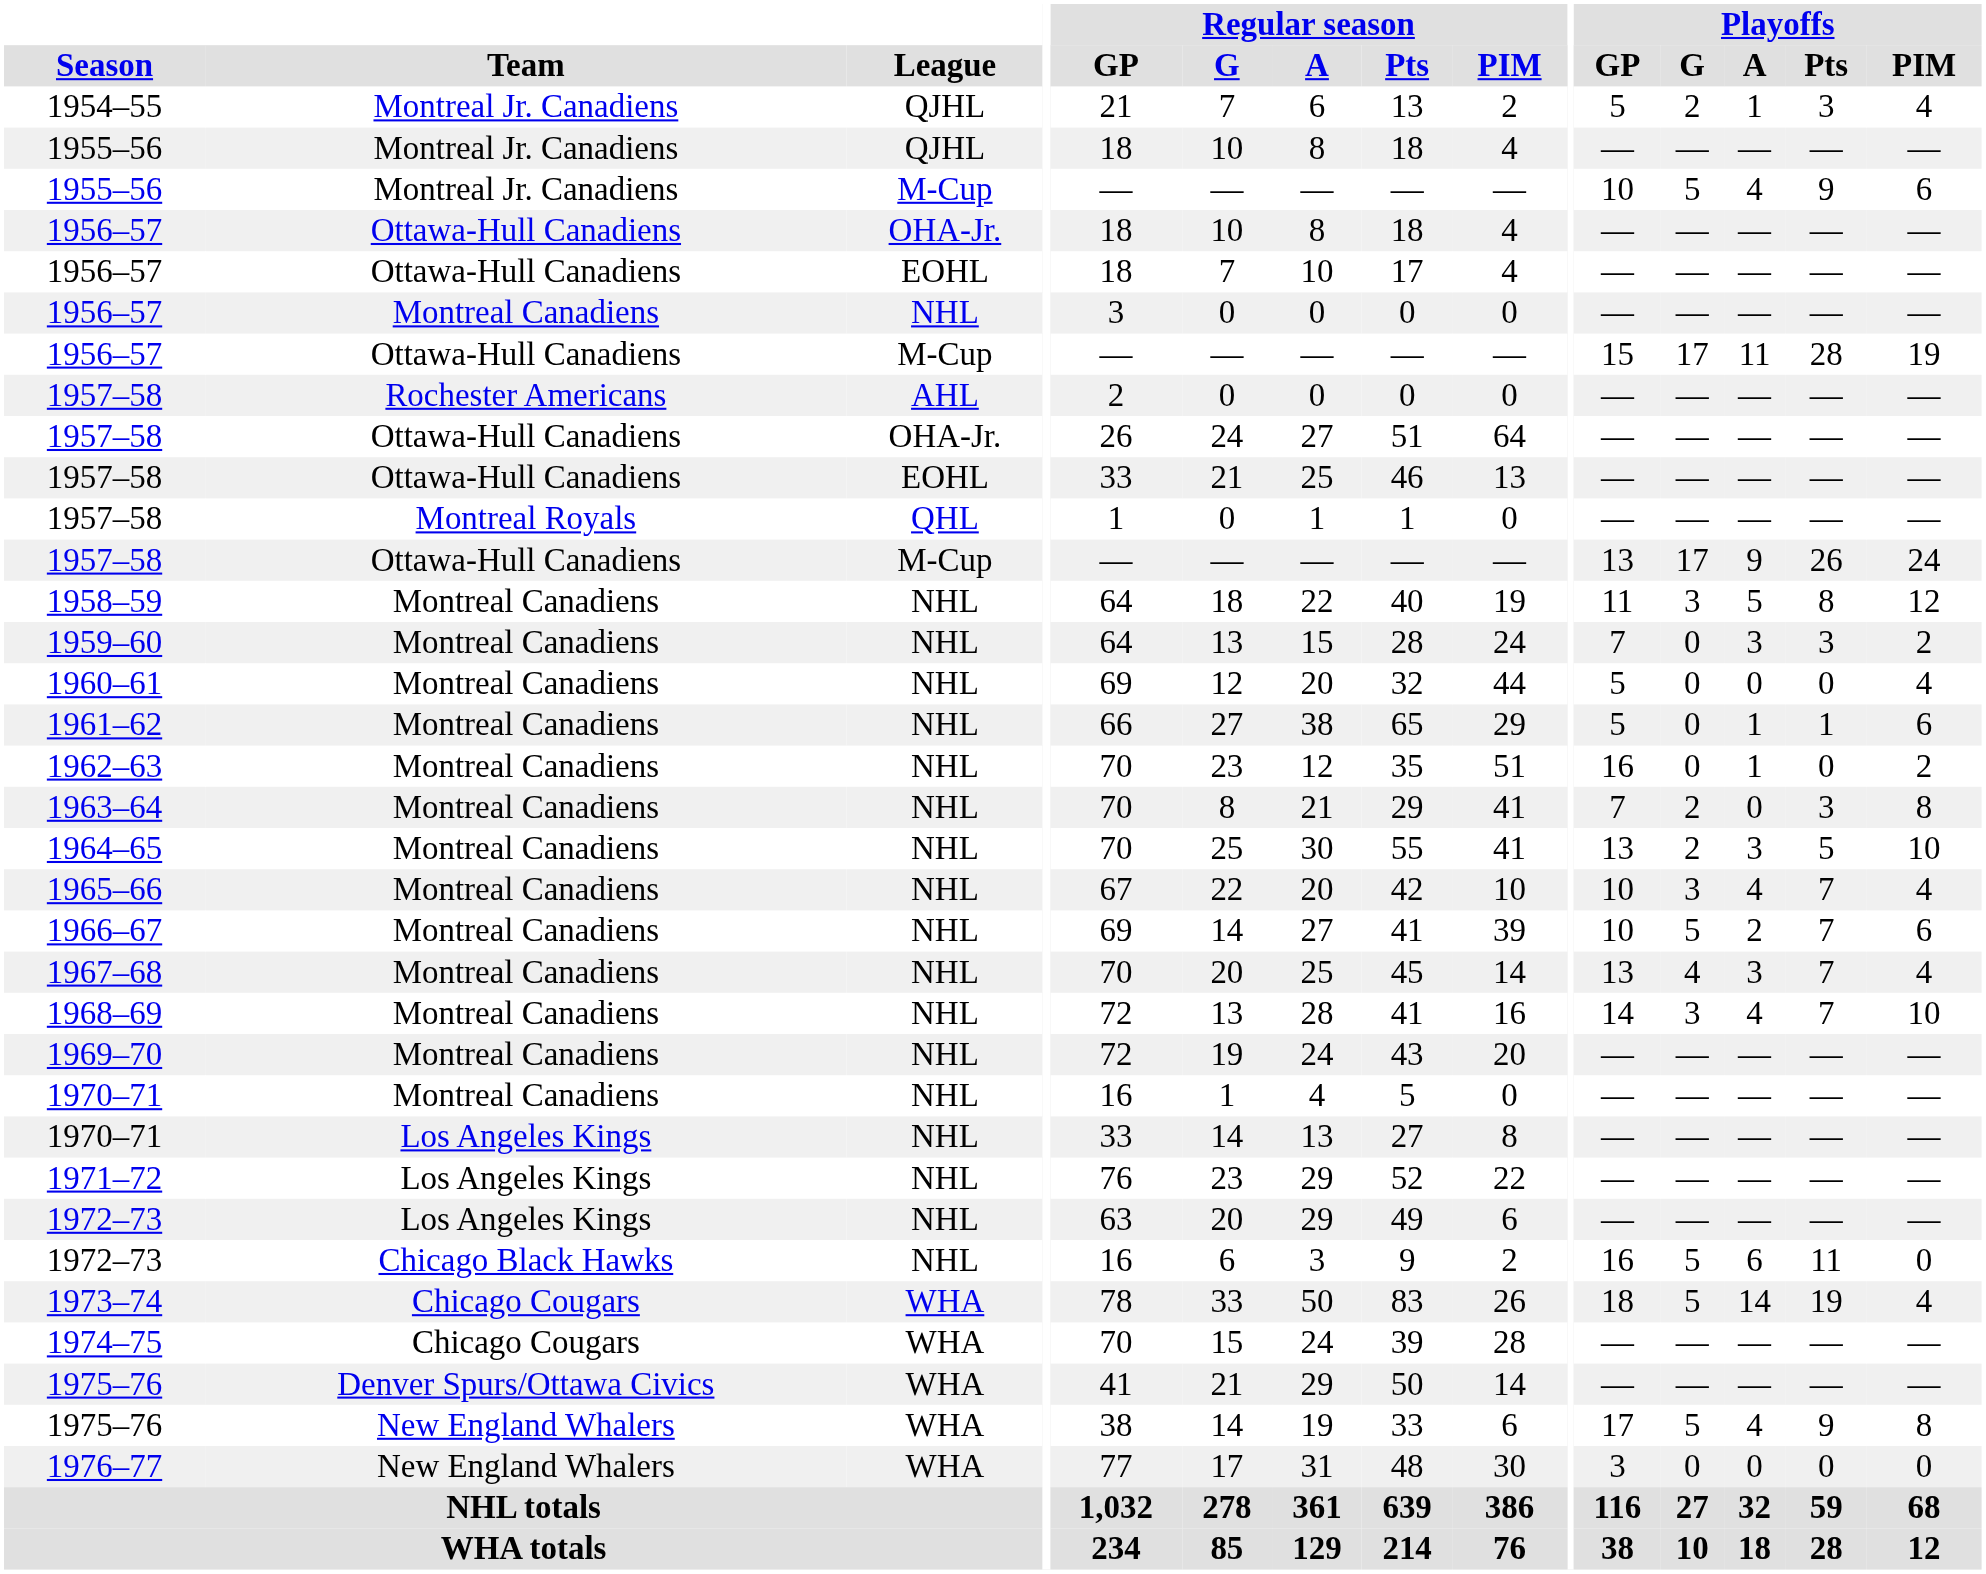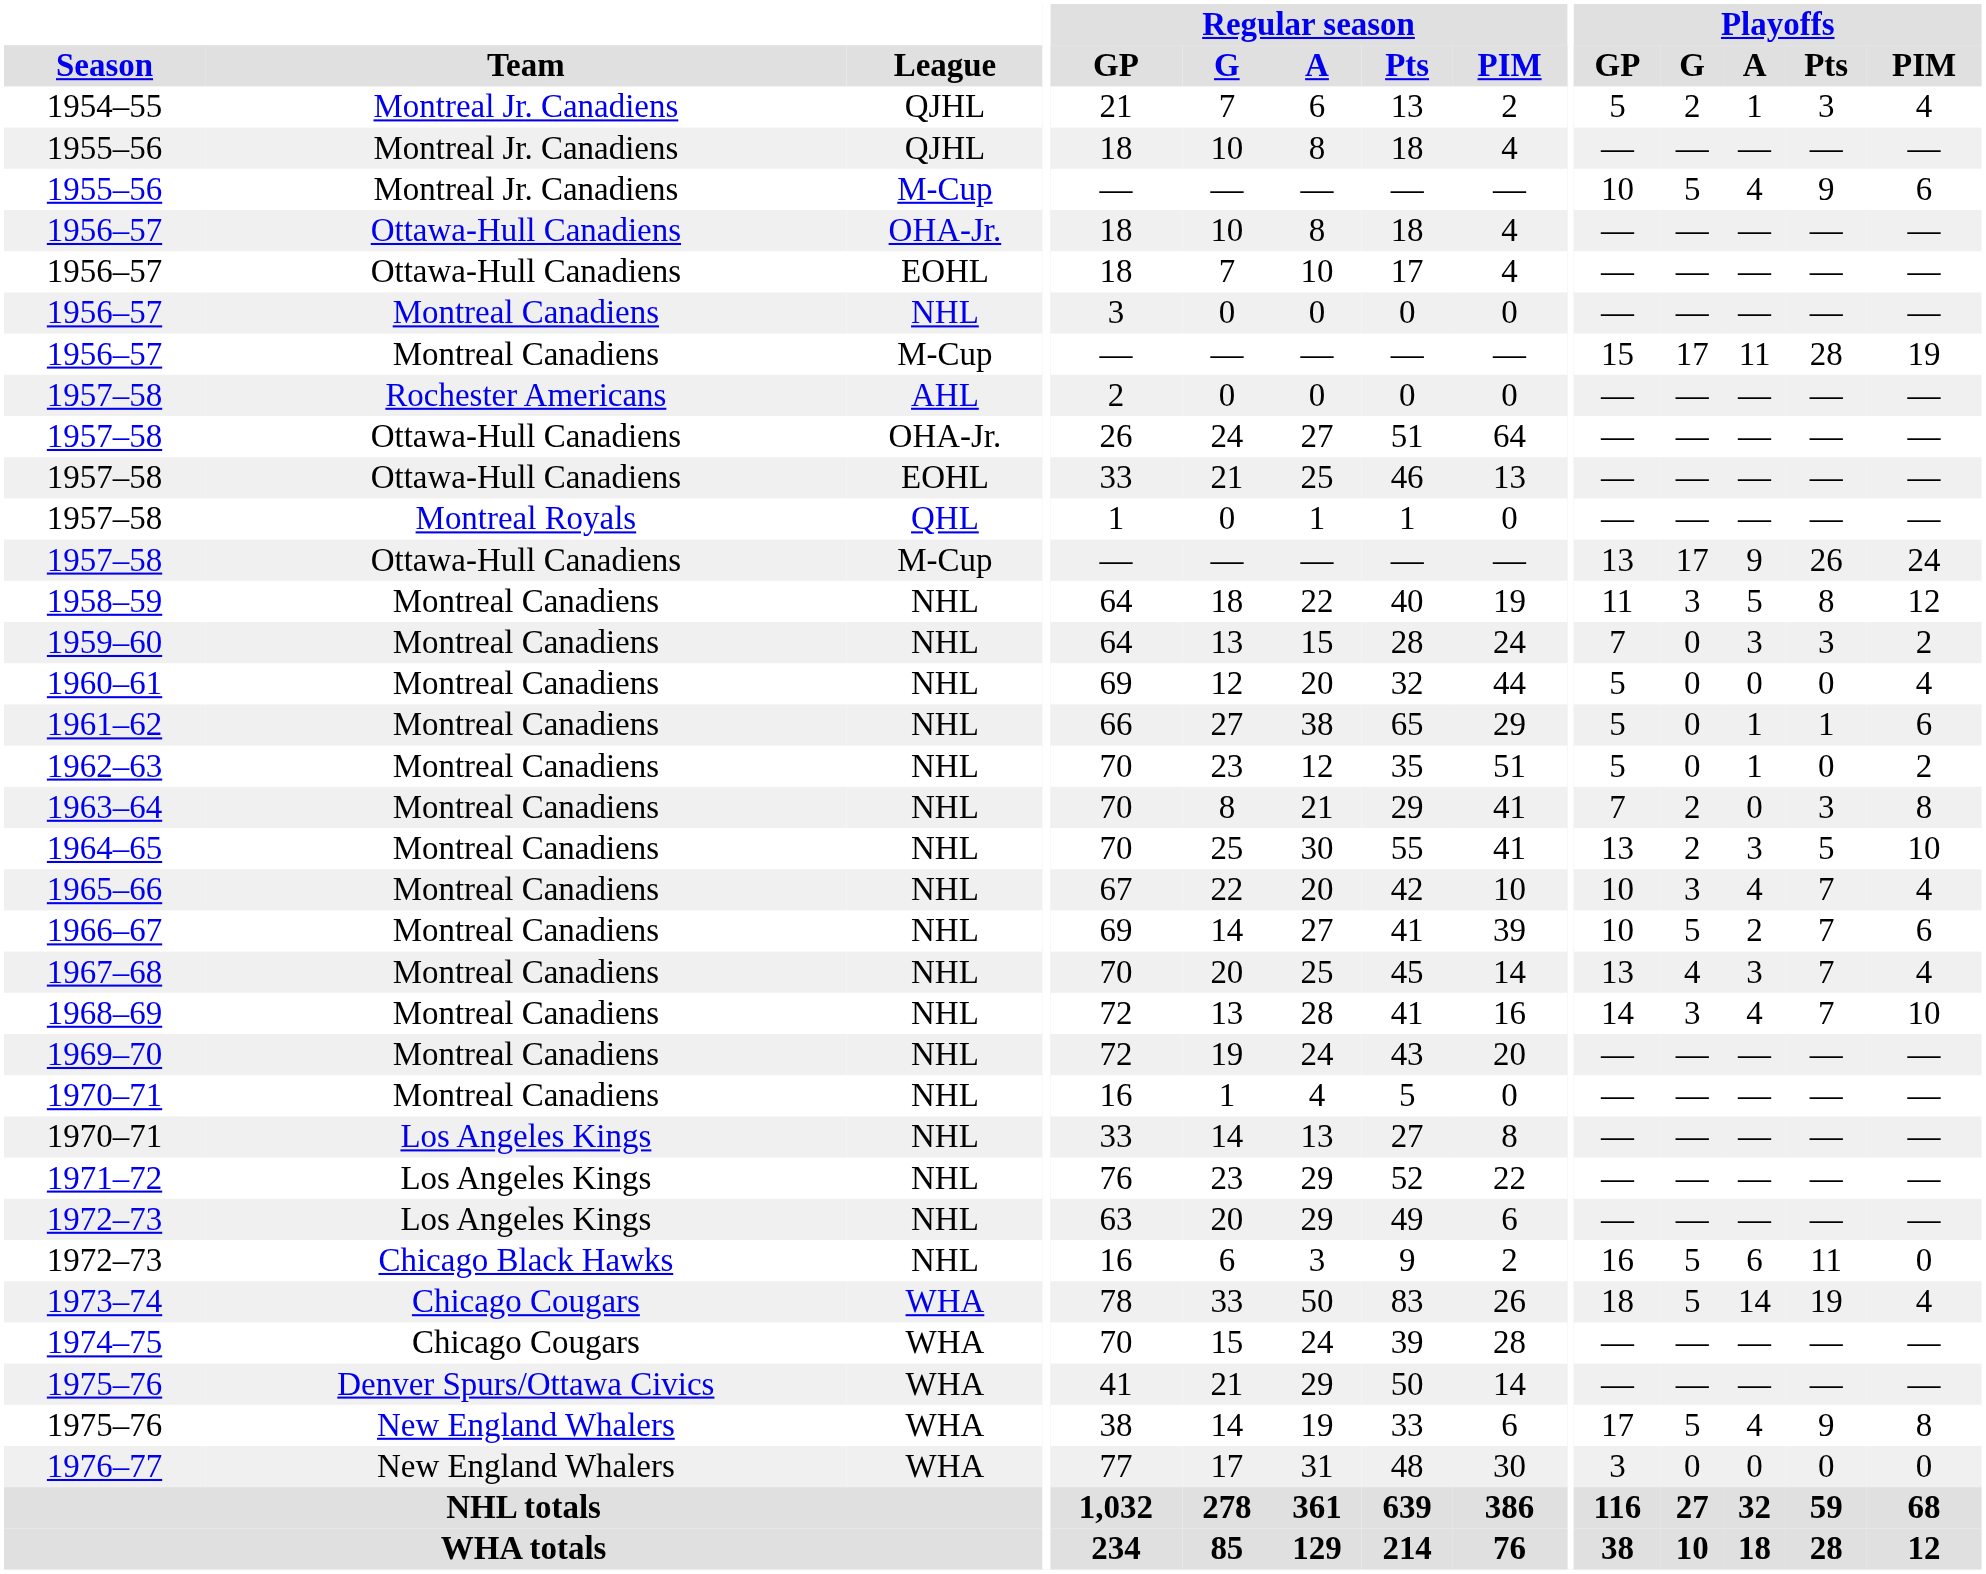(526, 353) Ottawa-Hull Canadiens -> (526, 353) Montreal Canadiens
(1617, 765) 16 -> (1617, 765) 5
